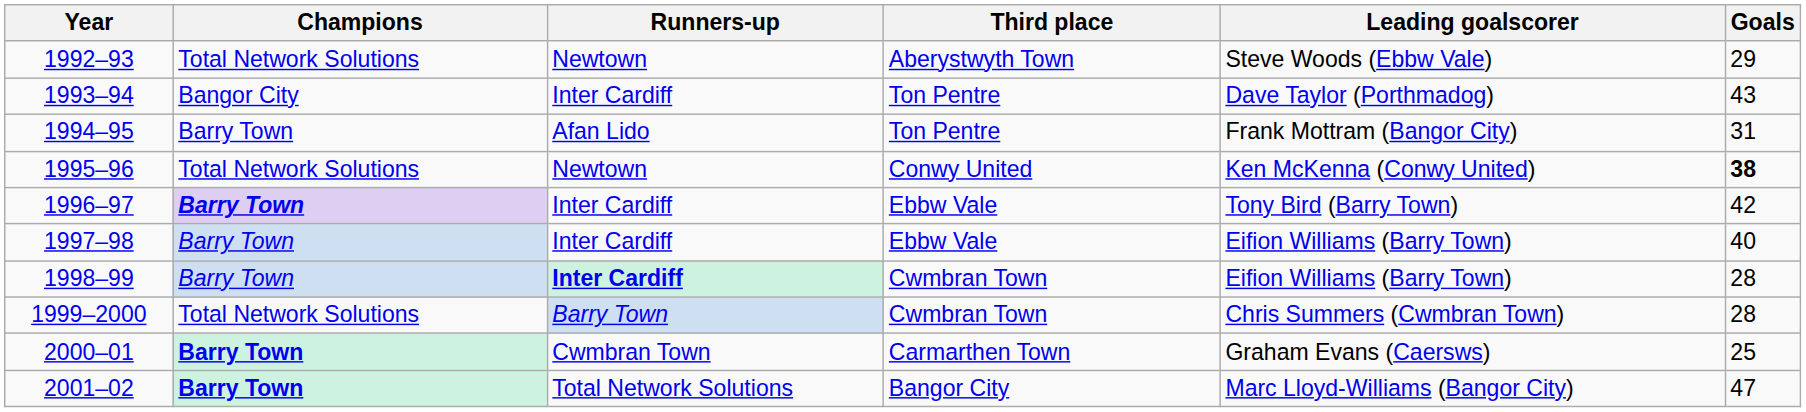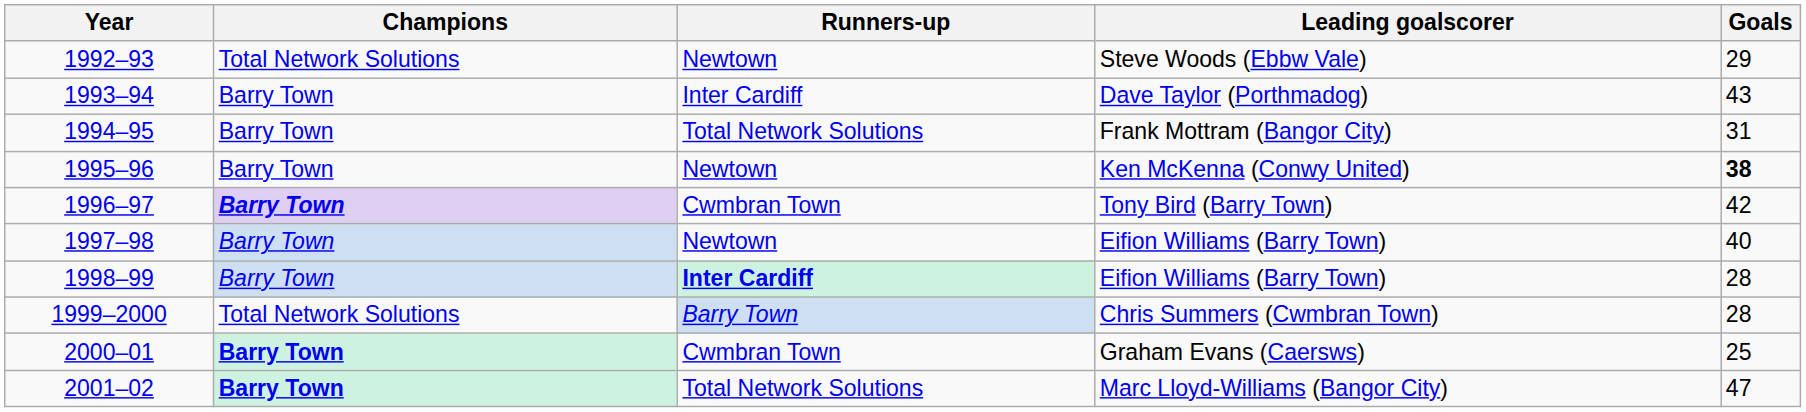- column: (1052, 22)
(238, 95) Bangor City -> (276, 95) Barry Town
(601, 132) Afan Lido -> (803, 132) Total Network Solutions
(299, 168) Total Network Solutions -> (276, 168) Barry Town
(612, 205) Inter Cardiff -> (762, 205) Cwmbran Town
(612, 242) Inter Cardiff -> (730, 242) Newtown
